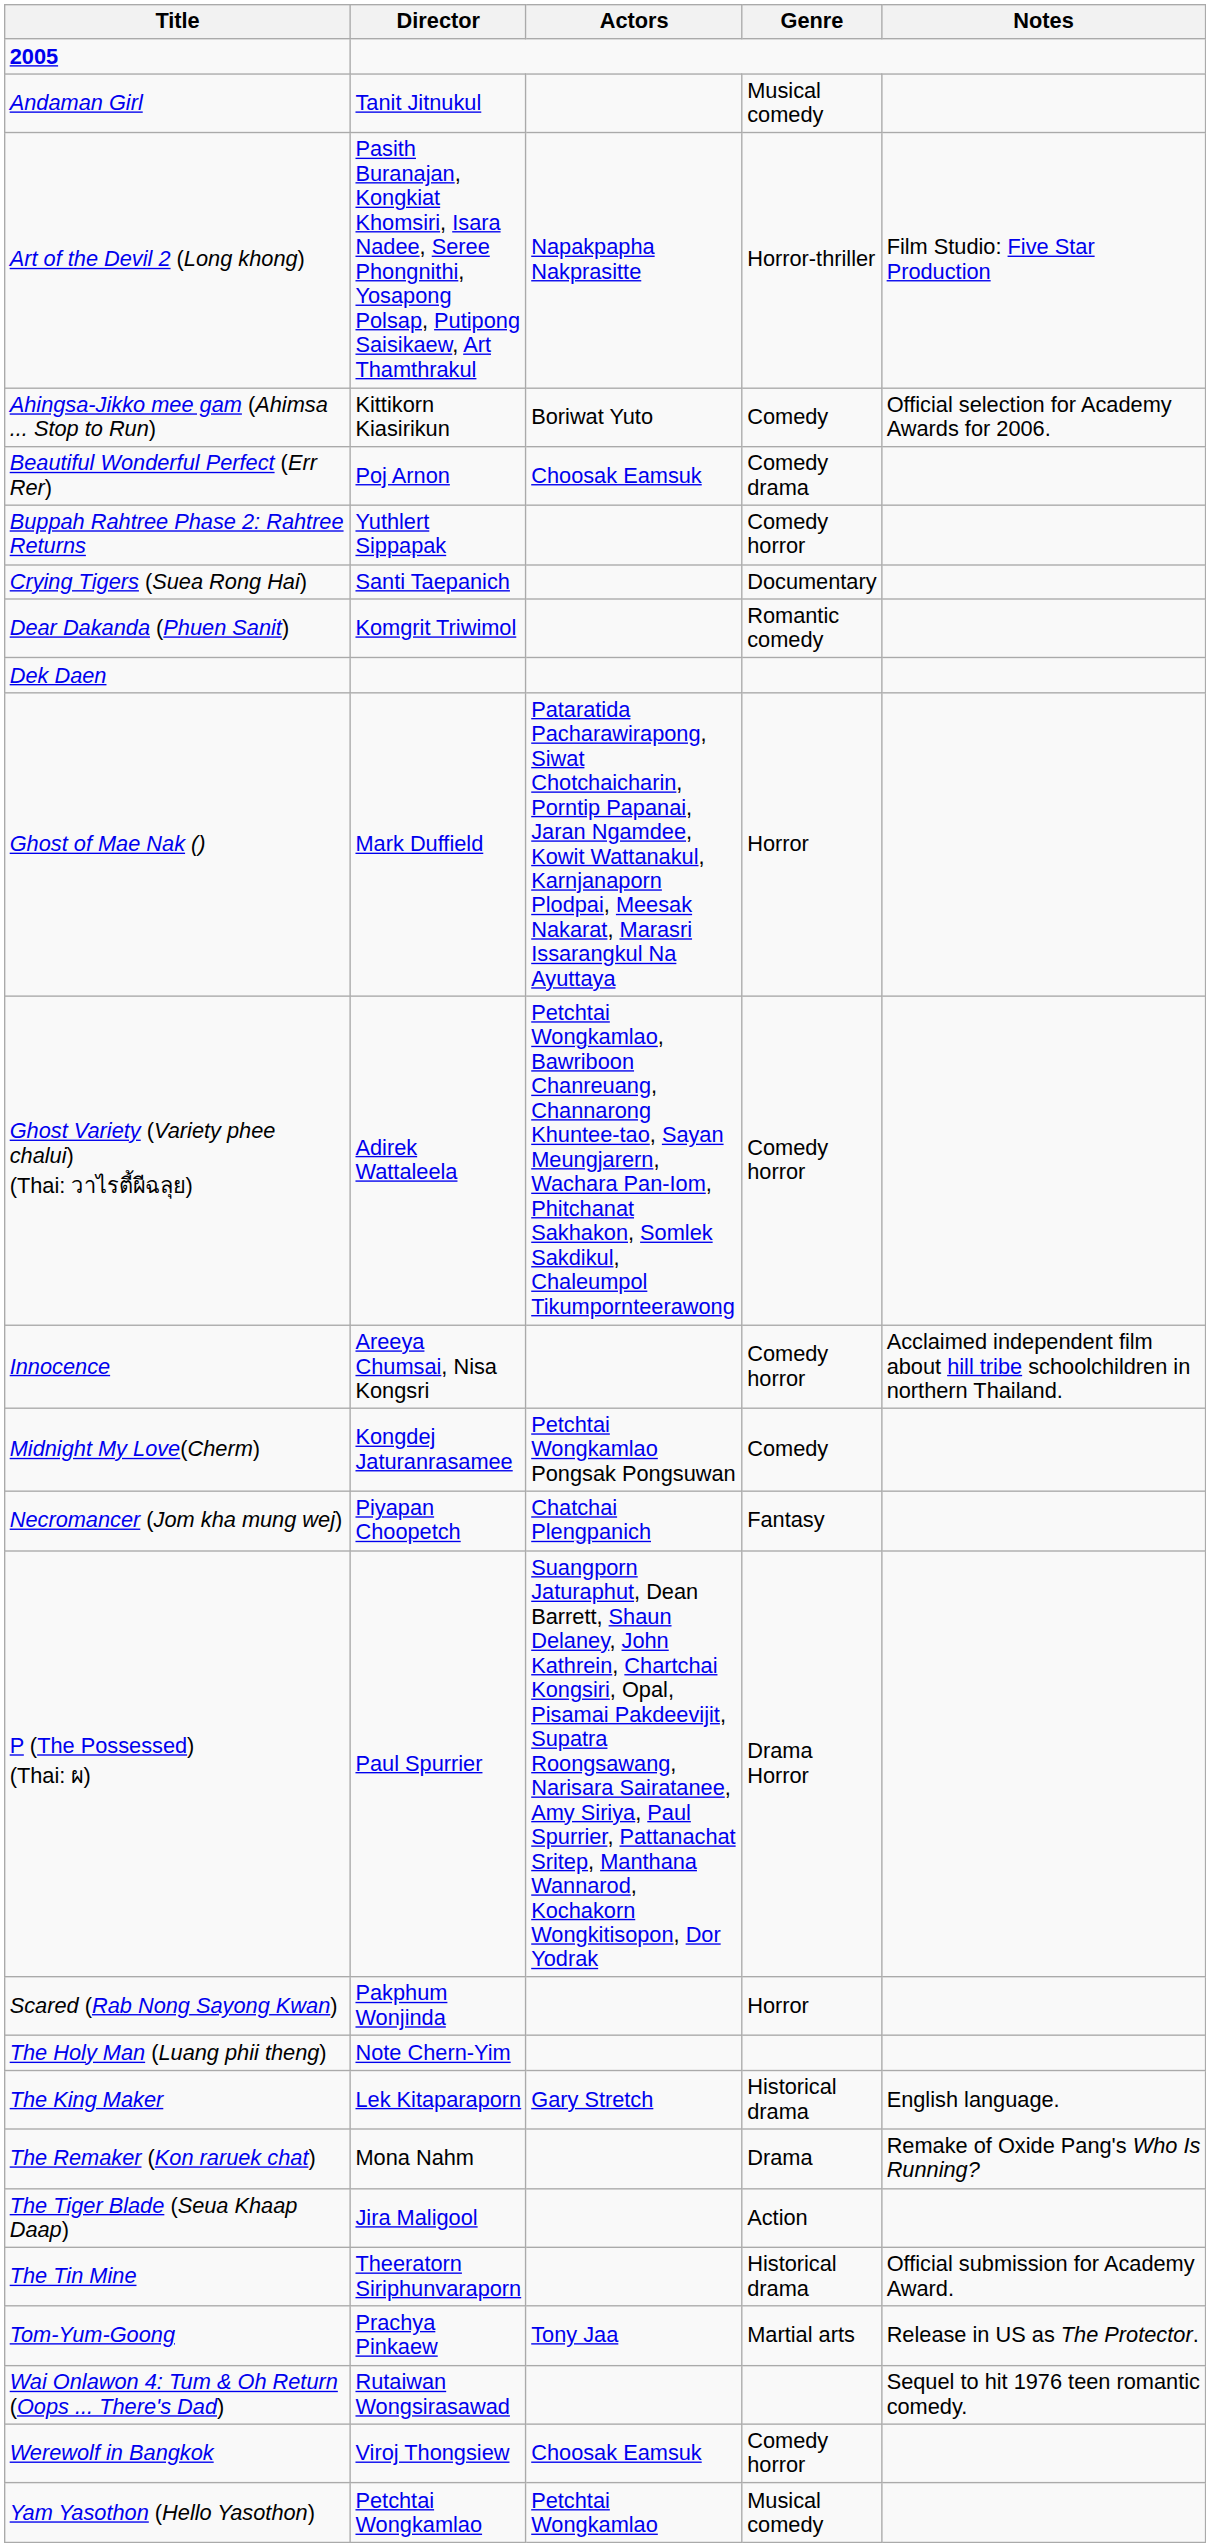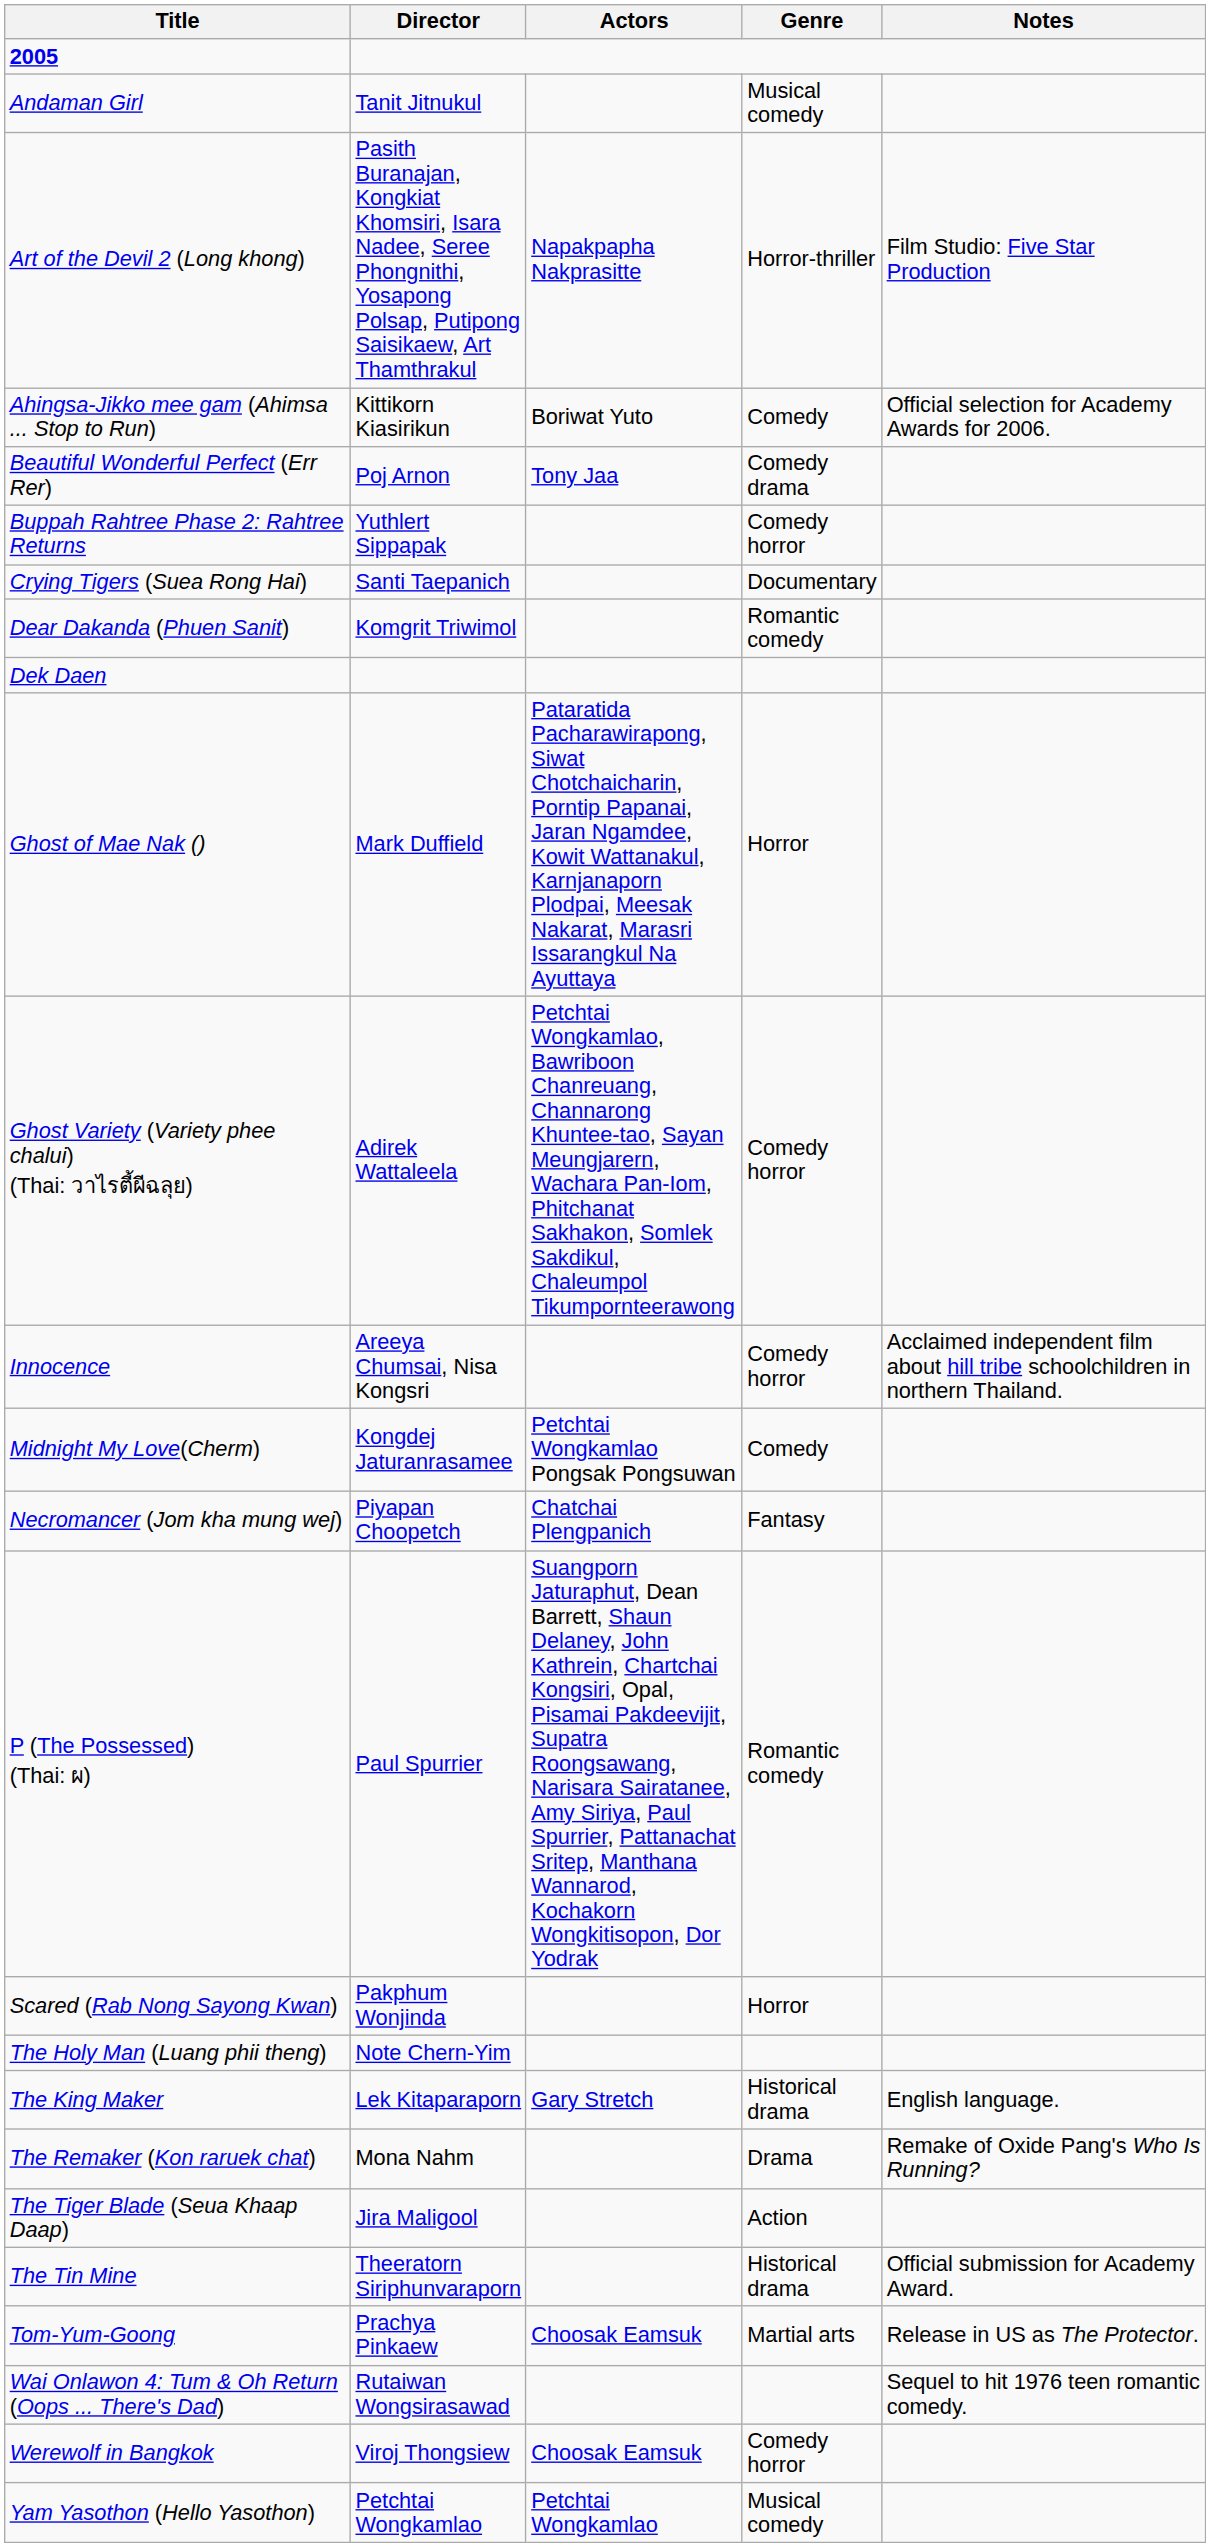(616, 475) Choosak Eamsuk -> (575, 475) Tony Jaa
(780, 1763) Drama Horror -> (793, 1763) Romantic comedy
(575, 2335) Tony Jaa -> (616, 2335) Choosak Eamsuk
